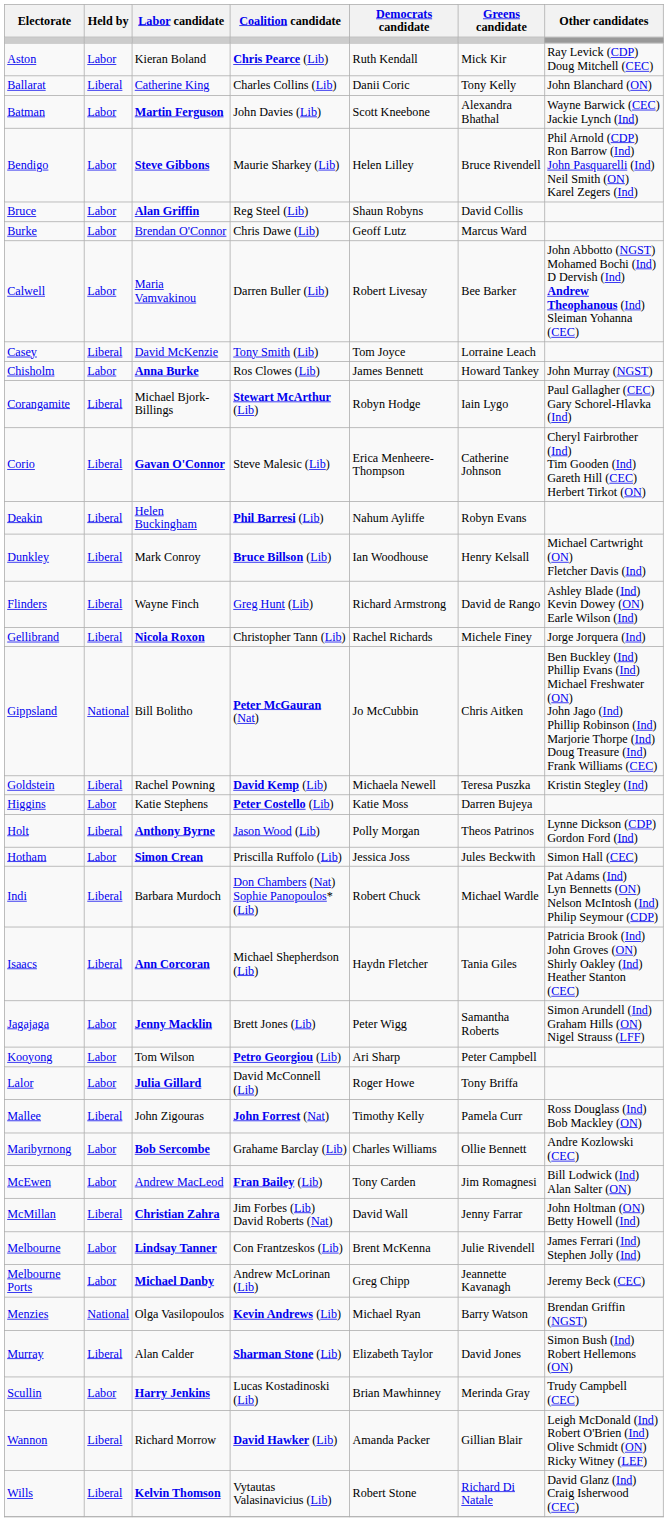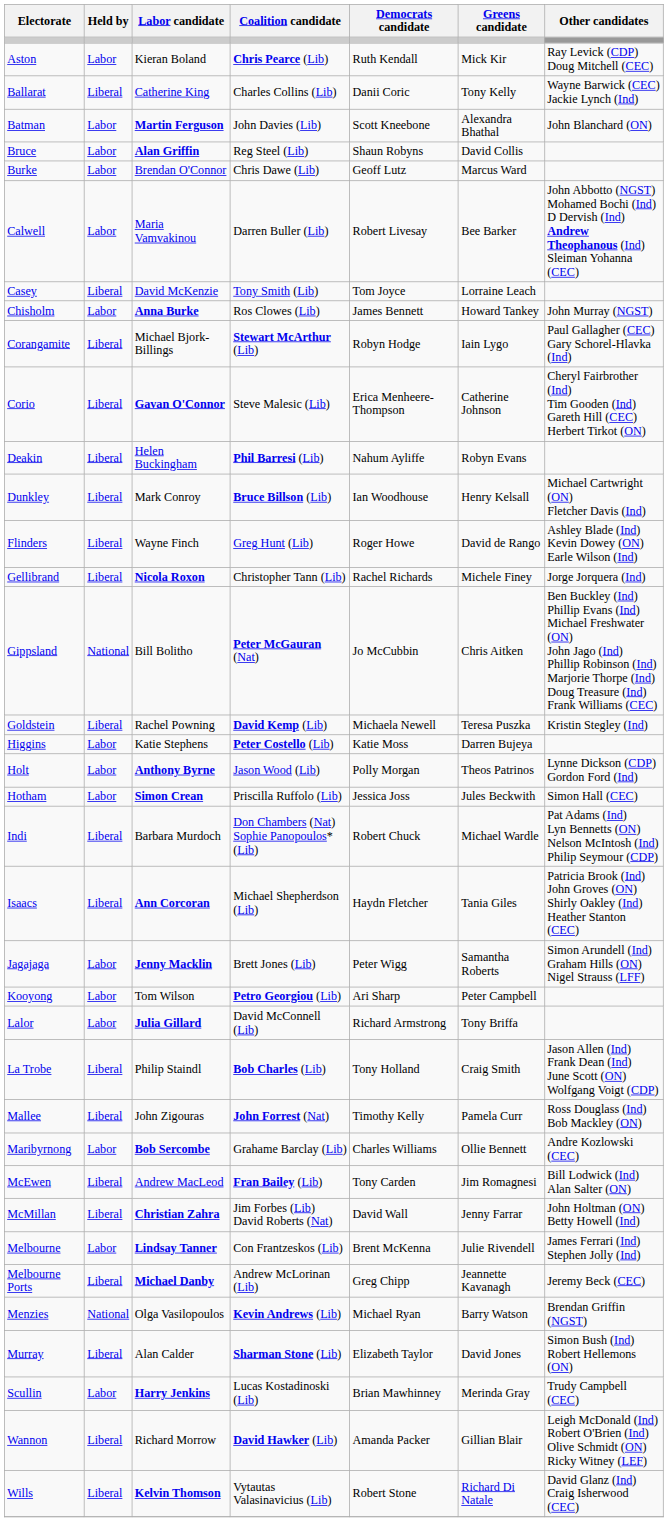(600, 85) John Blanchard (ON) -> (603, 92) Wayne Barwick (CEC) Jackie Lynch (Ind)
(603, 111) Wayne Barwick (CEC) Jackie Lynch (Ind) -> (600, 125) John Blanchard (ON)
- row: (28, 165)
(399, 604) Richard Armstrong -> (383, 544) Roger Howe
(105, 830) Liberal -> (102, 770) Labor
(383, 1083) Roger Howe -> (399, 1022) Richard Armstrong
+ row: (29, 1069)
(102, 1182) Labor -> (105, 1182) Liberal
(102, 1281) Labor -> (105, 1281) Liberal
